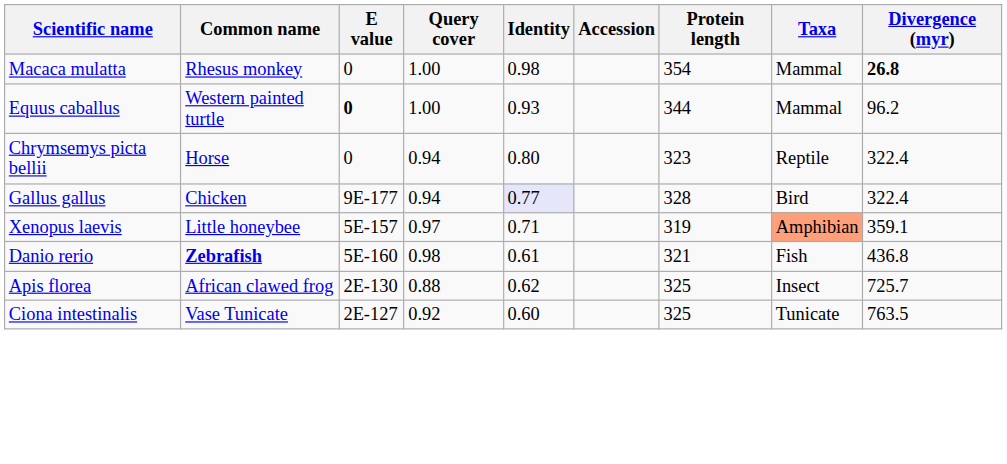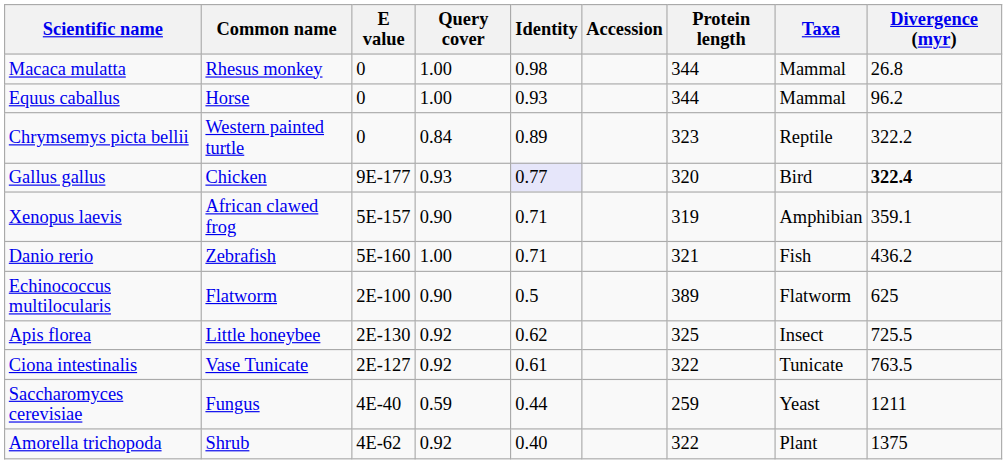(677, 68) 354 -> (685, 68) 344
(883, 68) bold -> (887, 68) normal
(245, 108) Western painted turtle -> (227, 98) Horse
(348, 108) bold -> (361, 98) normal
(207, 158) Horse -> (265, 137) Western painted turtle
(424, 158) 0.94 -> (436, 137) 0.84
(524, 158) 0.80 -> (531, 137) 0.89
(888, 158) 322.4 -> (892, 137) 322.2
(424, 197) 0.94 -> (436, 177) 0.93
(677, 197) 328 -> (685, 177) 320
(888, 197) normal -> (892, 177) bold
(243, 227) Little honeybee -> (262, 216) African clawed frog
(424, 227) 0.97 -> (436, 216) 0.90
(817, 227) lightsalmon background -> (821, 216) no background
(224, 256) bold -> (241, 256) normal
(424, 256) 0.98 -> (436, 256) 1.00
(524, 256) 0.61 -> (531, 256) 0.71
(888, 256) 436.8 -> (892, 256) 436.2
+ row: (60, 295)
(259, 285) African clawed frog -> (263, 335) Little honeybee
(424, 285) 0.88 -> (436, 335) 0.92
(888, 285) 725.7 -> (892, 335) 725.5
(524, 314) 0.60 -> (531, 364) 0.61
(677, 314) 325 -> (685, 364) 322
+ row: (66, 404)
+ row: (85, 443)
